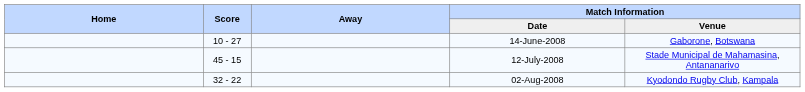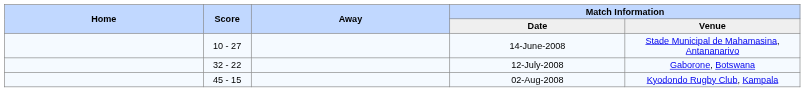(712, 41) Gaborone, Botswana -> (712, 46) Stade Municipal de Mahamasina, Antananarivo
(227, 60) 45 - 15 -> (227, 65) 32 - 22
(712, 60) Stade Municipal de Mahamasina, Antananarivo -> (712, 65) Gaborone, Botswana
(227, 80) 32 - 22 -> (227, 80) 45 - 15
